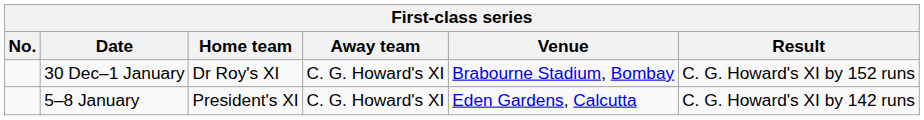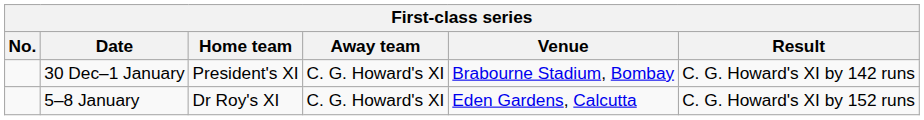(236, 73) Dr Roy's XI -> (246, 73) President's XI
(799, 73) C. G. Howard's XI by 152 runs -> (799, 73) C. G. Howard's XI by 142 runs
(246, 100) President's XI -> (236, 100) Dr Roy's XI
(799, 100) C. G. Howard's XI by 142 runs -> (799, 100) C. G. Howard's XI by 152 runs
